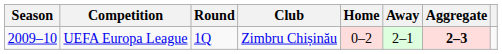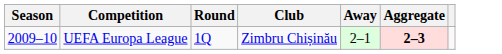- column: (362, 15)
